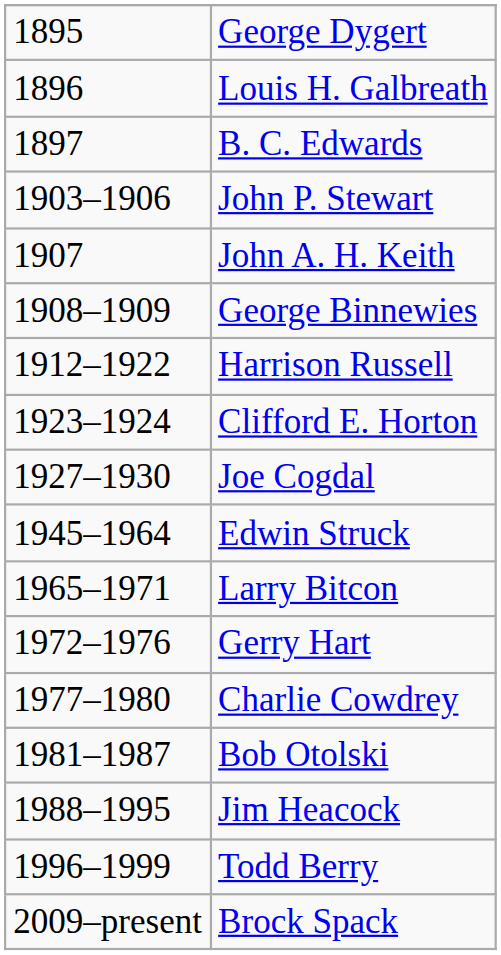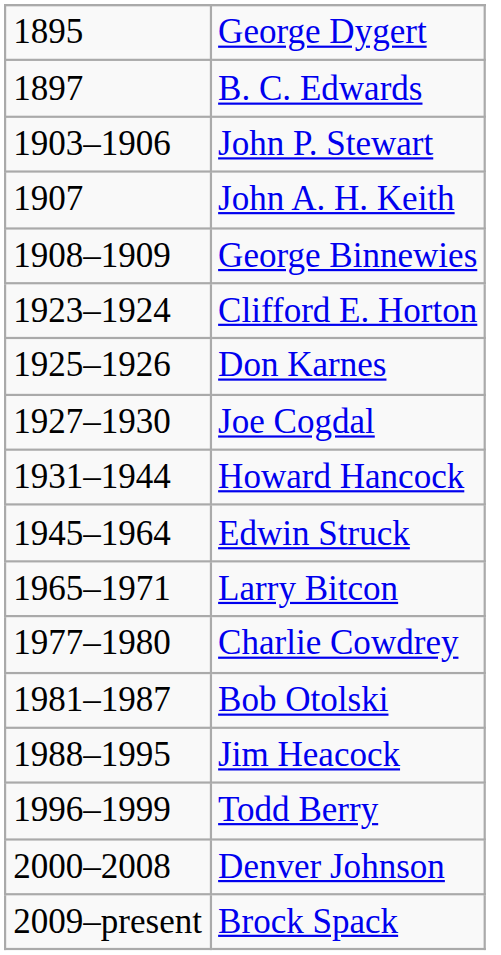- row: (353, 87)
- row: (335, 365)
+ row: (302, 365)
+ row: (341, 476)
- row: (294, 643)
+ row: (331, 865)
